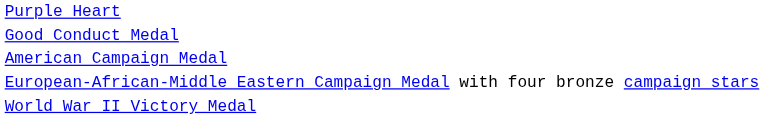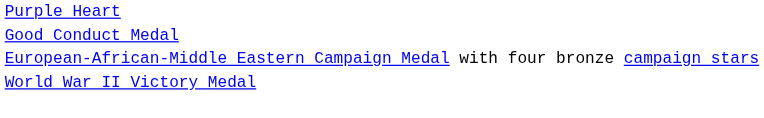- row: (116, 59)
